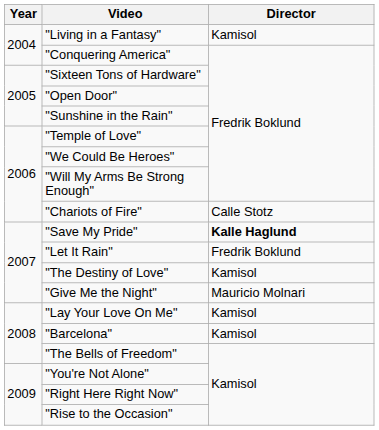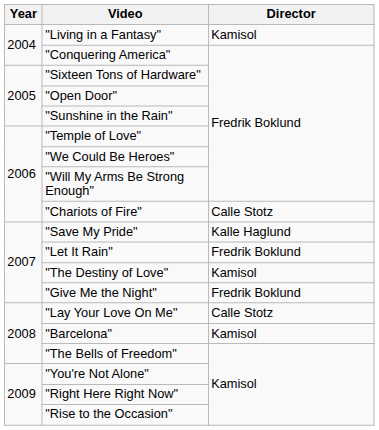(254, 232) bold -> (251, 232) normal
(258, 292) Mauricio Molnari -> (256, 292) Fredrik Boklund
(234, 313) Kamisol -> (242, 313) Calle Stotz
